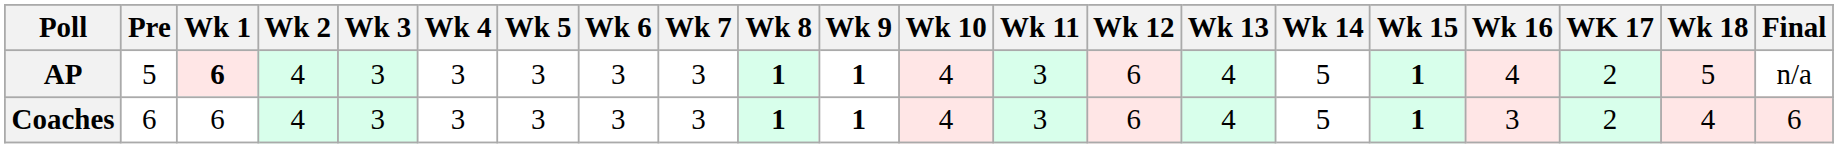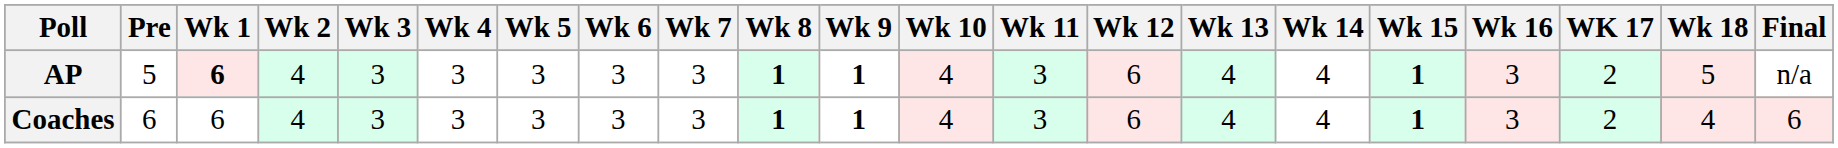(1323, 73) 5 -> (1323, 73) 4
(1512, 73) 4 -> (1512, 73) 3
(1323, 119) 5 -> (1323, 119) 4
